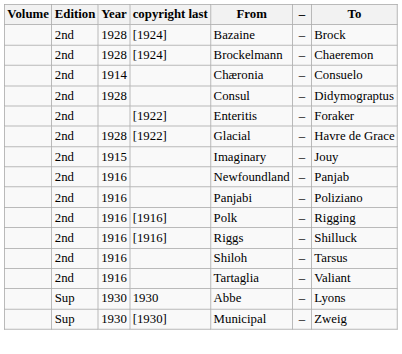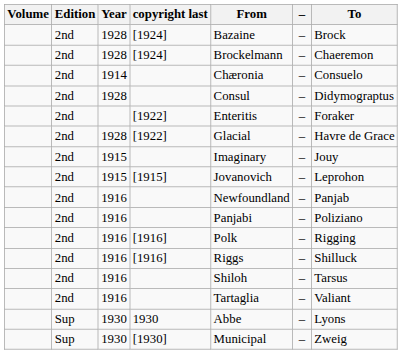+ row: (114, 177)
